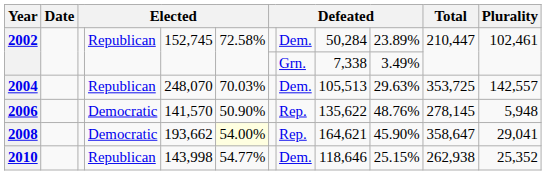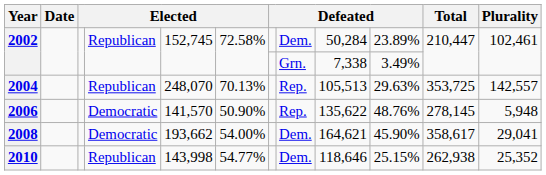(242, 87) 70.03% -> (242, 87) 70.13%
(295, 87) Dem. -> (293, 87) Rep.
(242, 134) lightyellow background -> (242, 134) no background
(293, 134) Rep. -> (295, 134) Dem.
(451, 134) 358,647 -> (451, 134) 358,617
